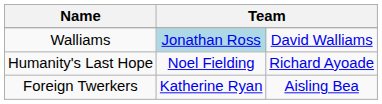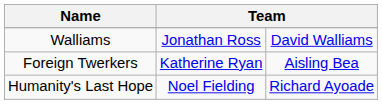(211, 39) lightblue background -> (211, 39) no background
rows swapped: (80, 87) <-> (80, 63)
